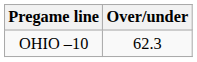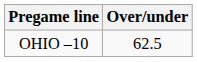(147, 43) 62.3 -> (147, 43) 62.5
